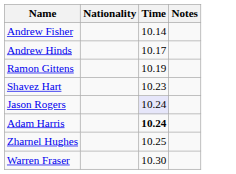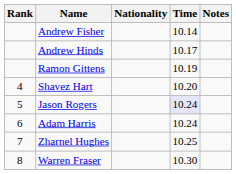+ column: (20, 13)
(154, 87) 10.23 -> (185, 87) 10.20
(154, 123) bold -> (185, 123) normal
